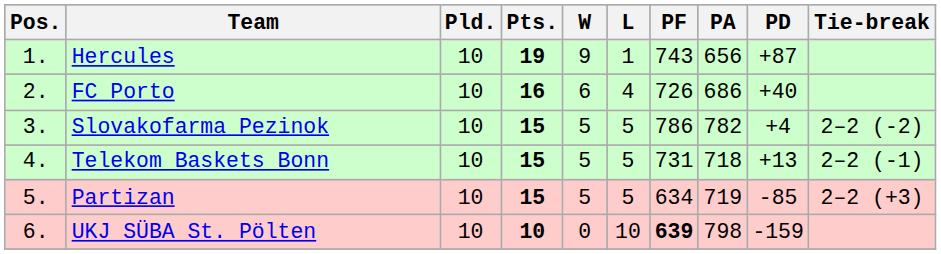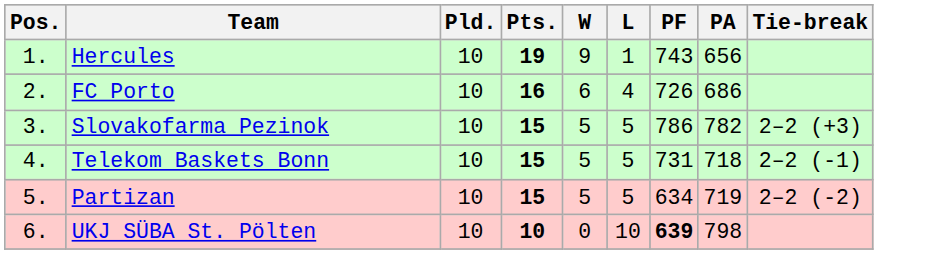- column: (778, 22)
(872, 127) 2–2 (-2) -> (810, 127) 2–2 (+3)
(872, 197) 2–2 (+3) -> (810, 197) 2–2 (-2)
